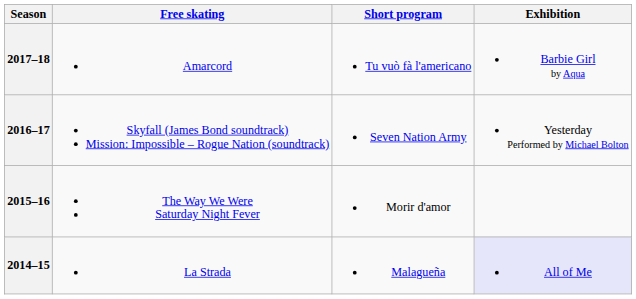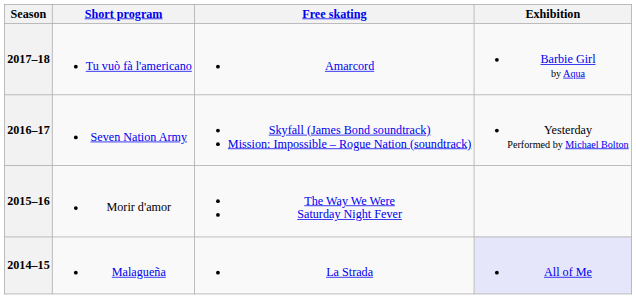columns swapped: (403, 14) <-> (192, 14)
